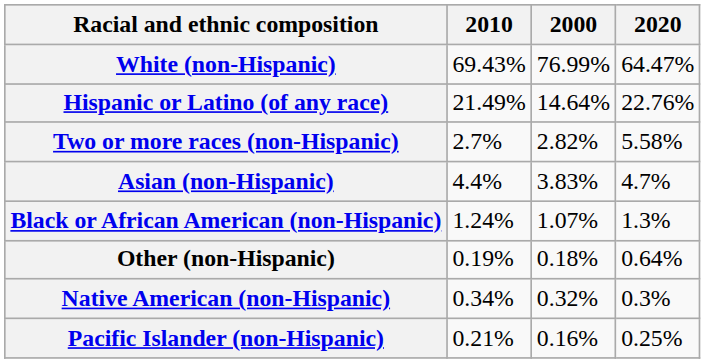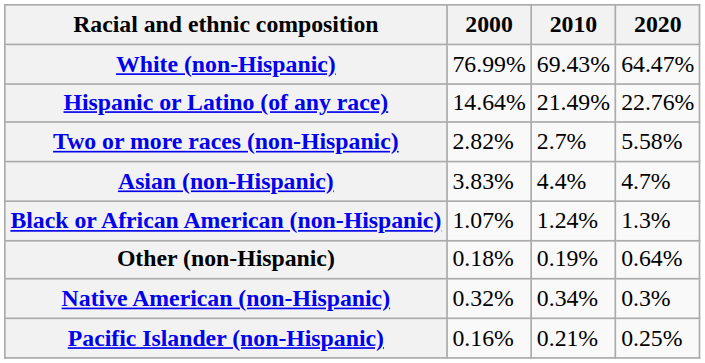columns swapped: (573, 24) <-> (489, 24)
